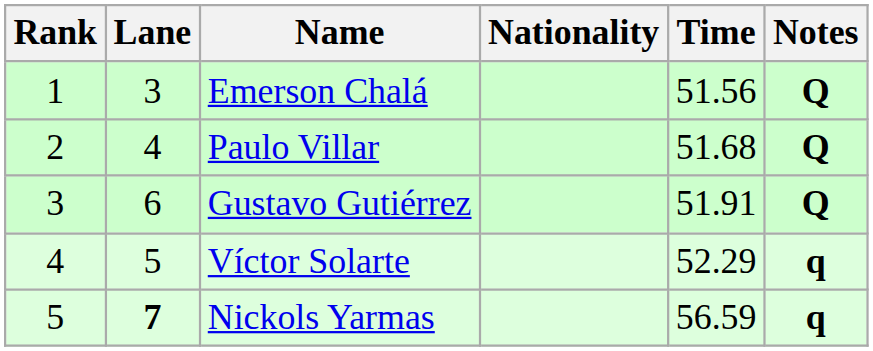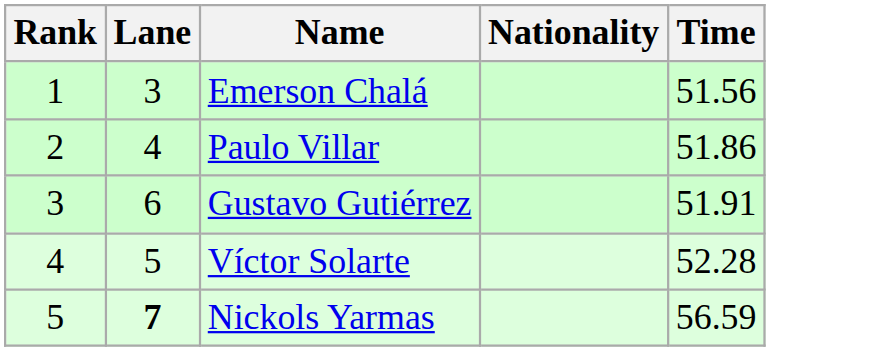- column: (816, 32)
(716, 146) 51.68 -> (716, 146) 51.86
(716, 260) 52.29 -> (716, 260) 52.28
